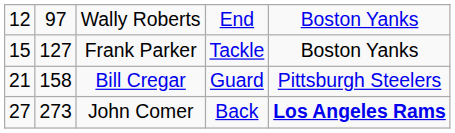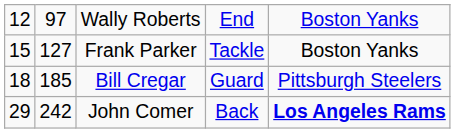(20, 81) 21 -> (20, 81) 18
(56, 81) 158 -> (56, 81) 185
(20, 111) 27 -> (20, 111) 29
(56, 111) 273 -> (56, 111) 242
